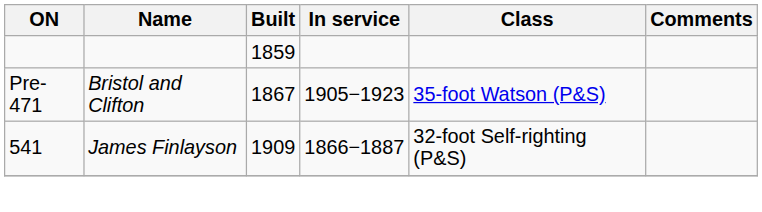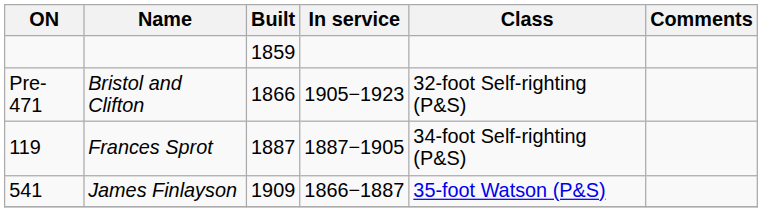(273, 94) 1867 -> (273, 94) 1866
(509, 94) 35-foot Watson (P&S) -> (500, 94) 32-foot Self-righting (P&S)
+ row: (25, 148)
(500, 148) 32-foot Self-righting (P&S) -> (509, 190) 35-foot Watson (P&S)
